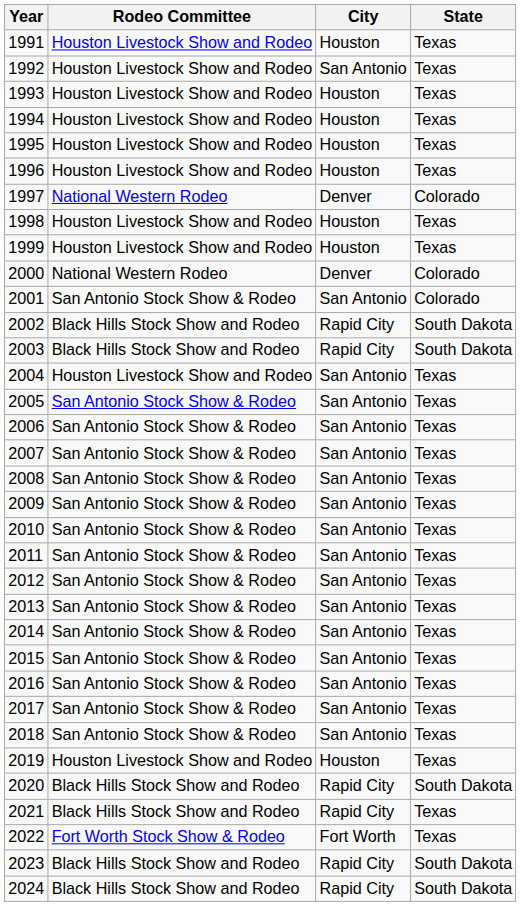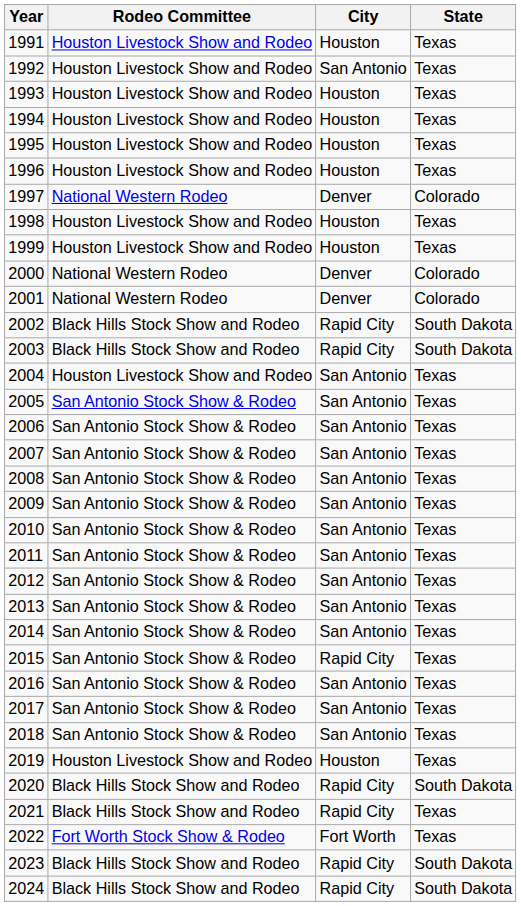(174, 299) San Antonio Stock Show & Rodeo -> (140, 299) National Western Rodeo
(363, 299) San Antonio -> (346, 299) Denver
(363, 658) San Antonio -> (357, 658) Rapid City
